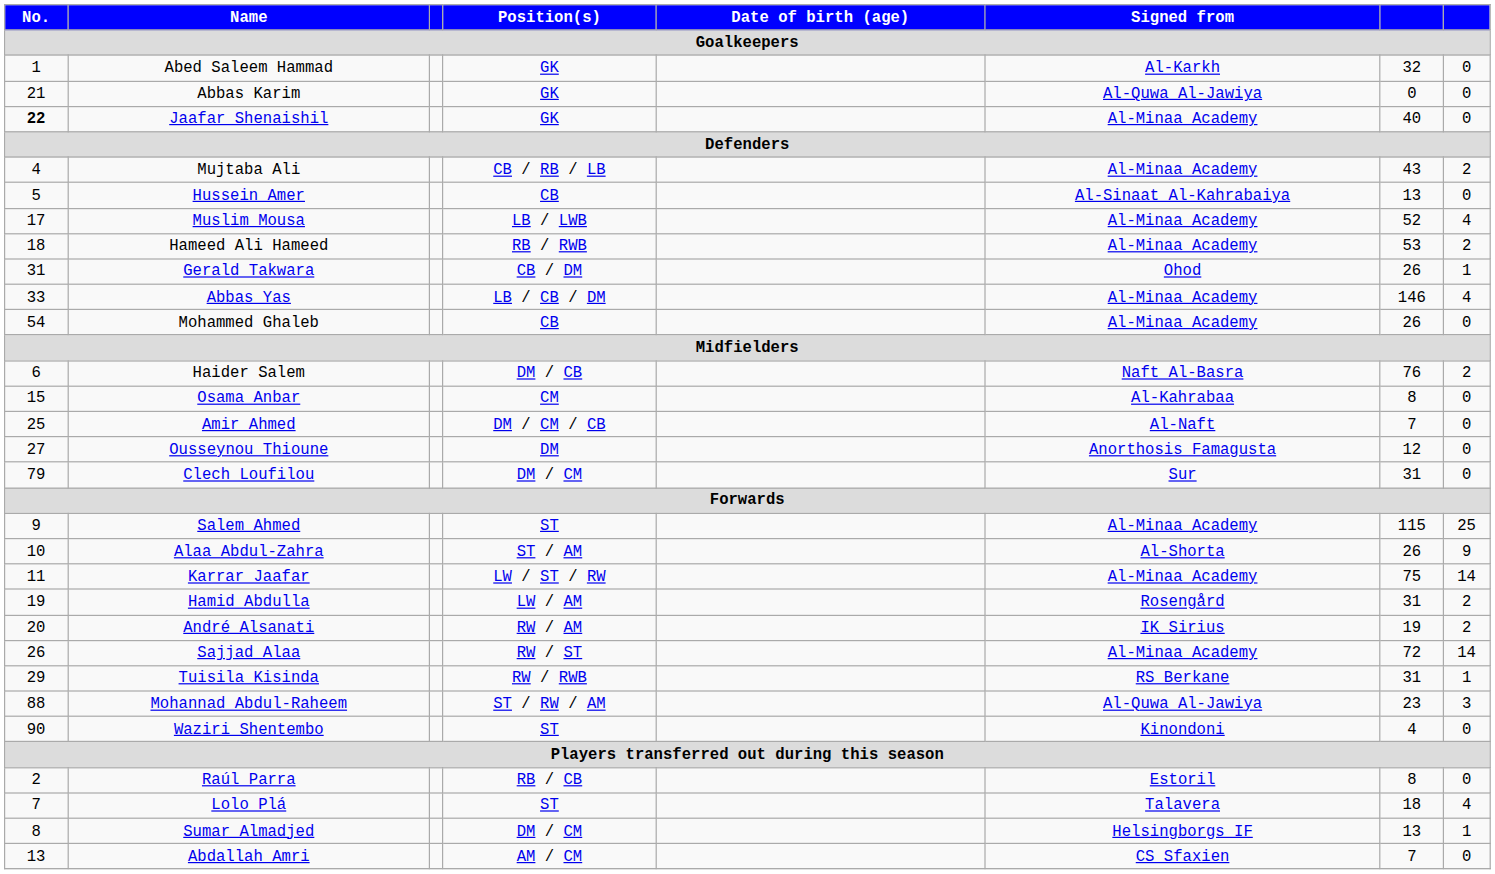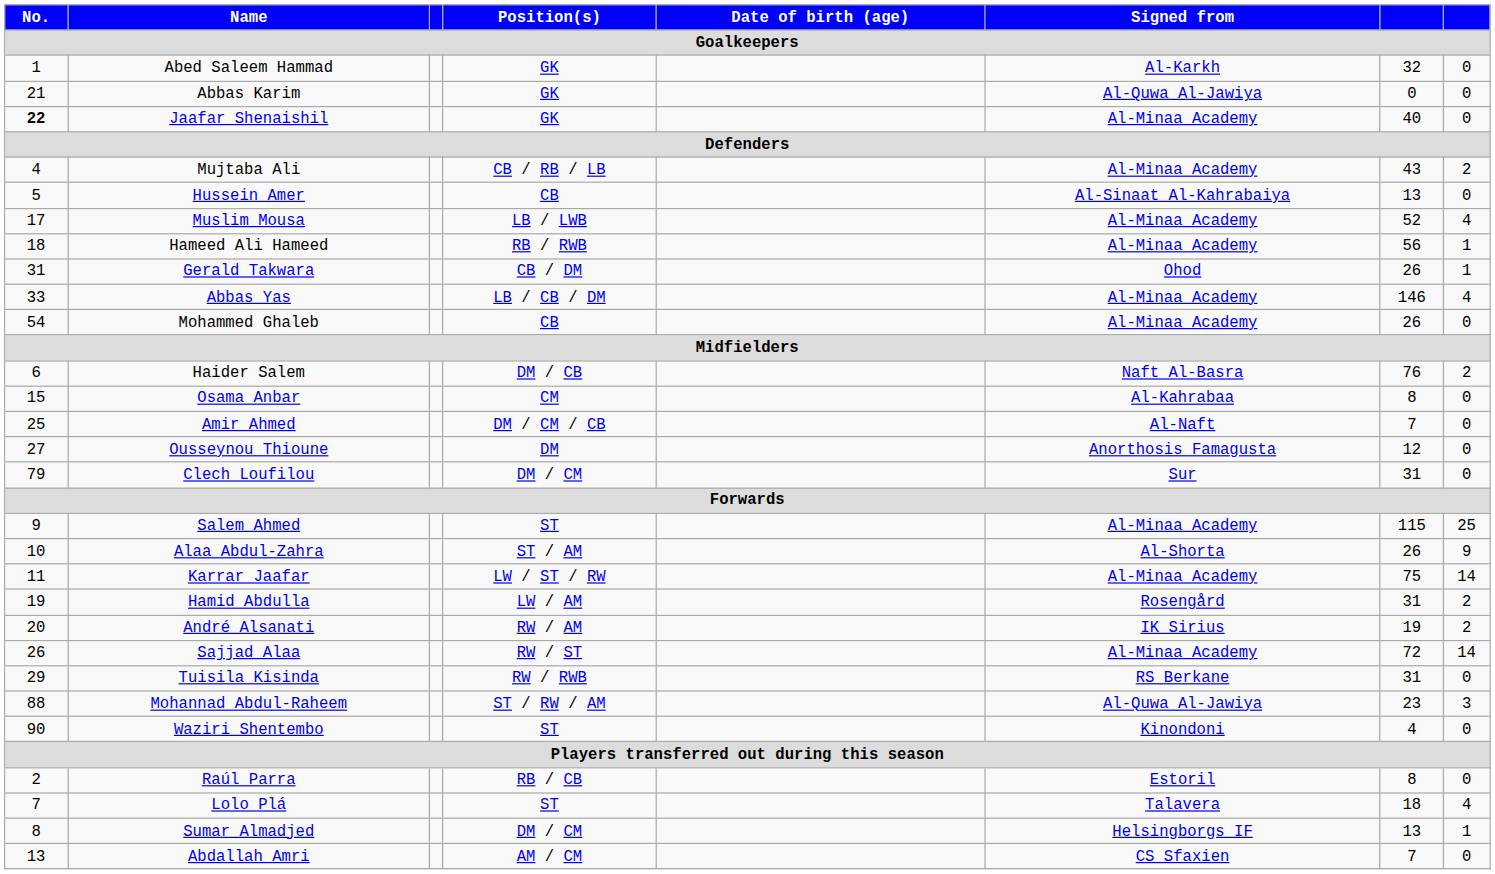(1412, 246) 53 -> (1412, 246) 56
(1467, 246) 2 -> (1467, 246) 1
(1467, 678) 1 -> (1467, 678) 0
